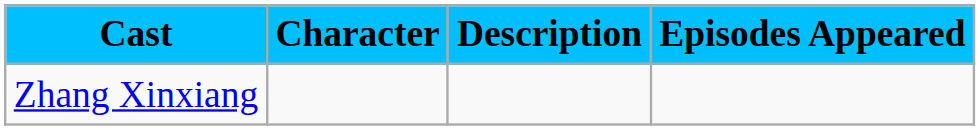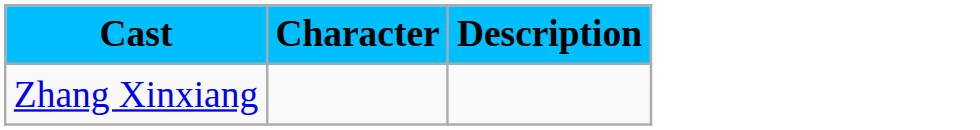- column: (812, 34)
